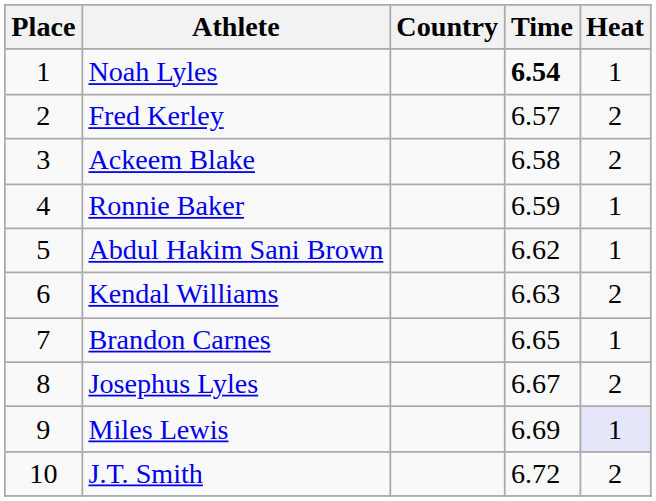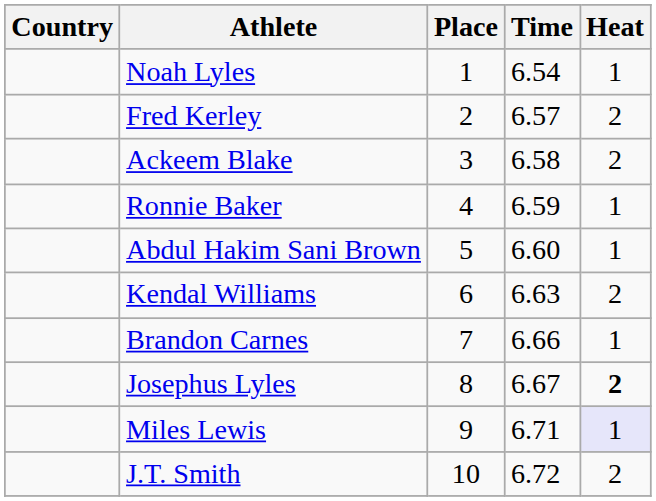columns swapped: (43, 26) <-> (447, 26)
(536, 71) bold -> (536, 71) normal
(536, 250) 6.62 -> (536, 250) 6.60
(536, 339) 6.65 -> (536, 339) 6.66
(615, 384) normal -> (615, 384) bold
(536, 428) 6.69 -> (536, 428) 6.71
